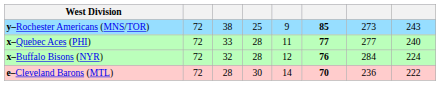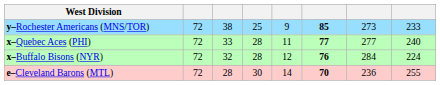(413, 27) 243 -> (413, 27) 233
(413, 73) 222 -> (413, 73) 255
